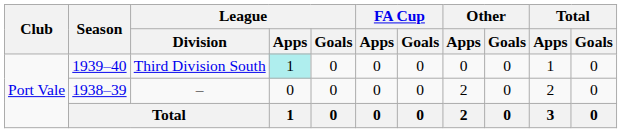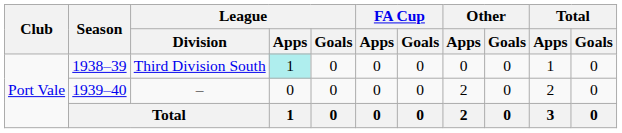(99, 66) 1939–40 -> (99, 66) 1938–39
(99, 90) 1938–39 -> (99, 90) 1939–40
